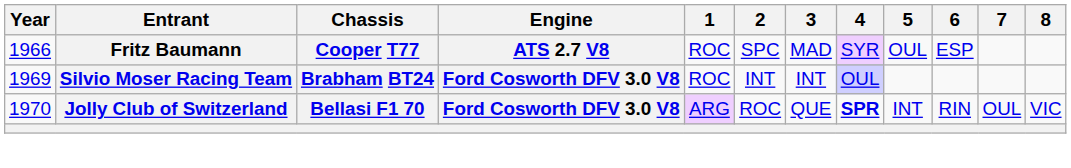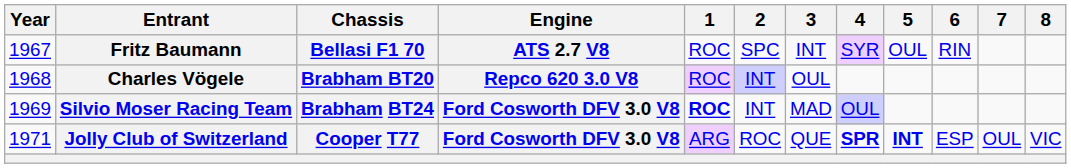(30, 50) 1966 -> (30, 50) 1967
(367, 50) Cooper T77 -> (367, 50) Bellasi F1 70
(811, 50) MAD -> (811, 50) INT
(955, 50) ESP -> (955, 50) RIN
+ row: (176, 80)
(709, 80) normal -> (709, 109) bold
(811, 80) INT -> (811, 109) MAD
(30, 109) 1970 -> (30, 139) 1971
(367, 109) Bellasi F1 70 -> (367, 139) Cooper T77
(908, 109) normal -> (908, 139) bold
(955, 109) RIN -> (955, 139) ESP
